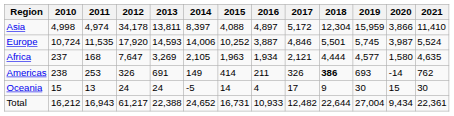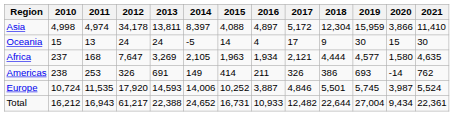rows swapped: (22, 42) <-> (24, 88)
(329, 73) bold -> (329, 73) normal
